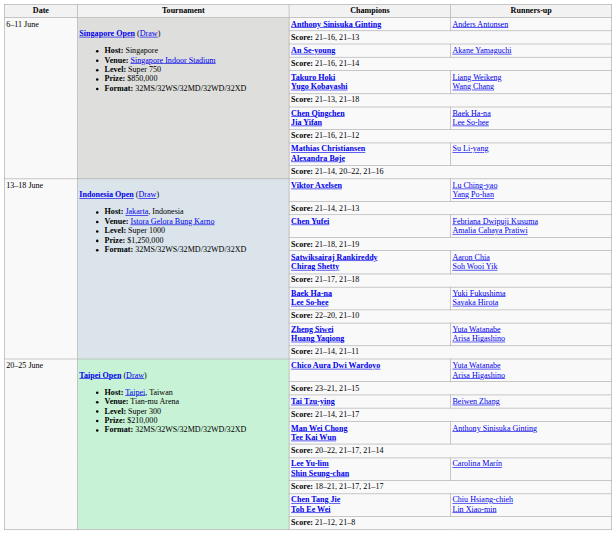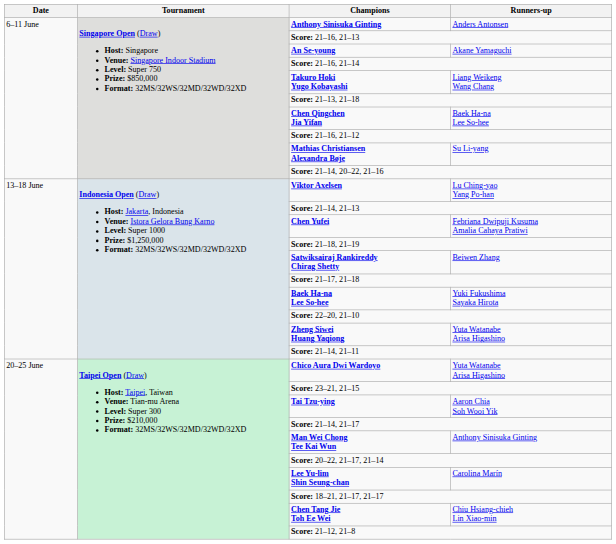(475, 262) Aaron Chia Soh Wooi Yik -> (476, 257) Beiwen Zhang
(476, 401) Beiwen Zhang -> (475, 406) Aaron Chia Soh Wooi Yik
